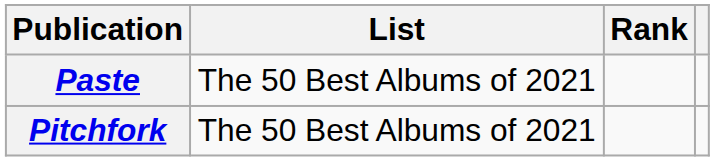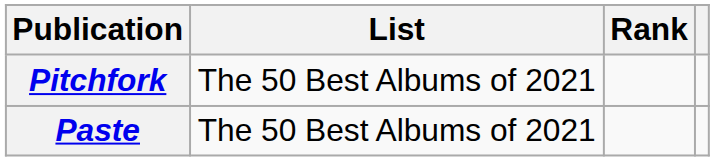rows swapped: (98, 79) <-> (98, 130)
